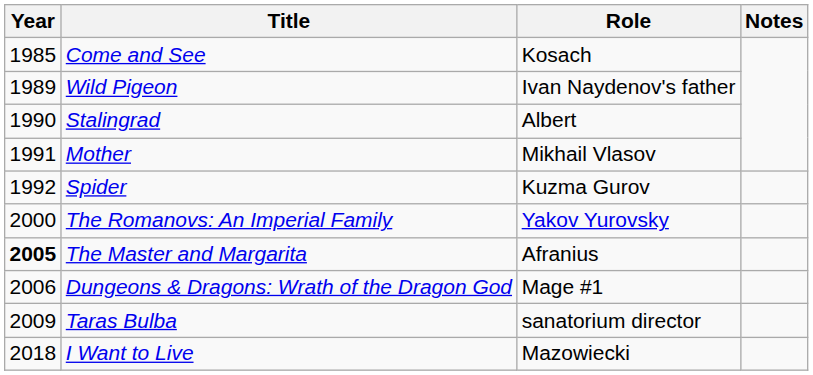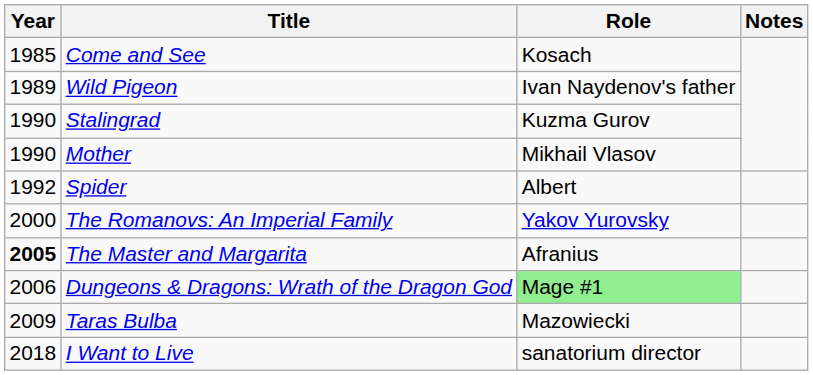(549, 120) Albert -> (586, 120) Kuzma Gurov
(33, 154) 1991 -> (33, 154) 1990
(586, 187) Kuzma Gurov -> (549, 187) Albert
(562, 287) no background -> (562, 287) lightgreen background
(611, 320) sanatorium director -> (576, 320) Mazowiecki
(576, 353) Mazowiecki -> (611, 353) sanatorium director
